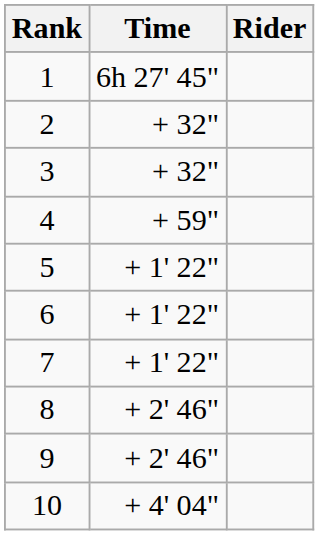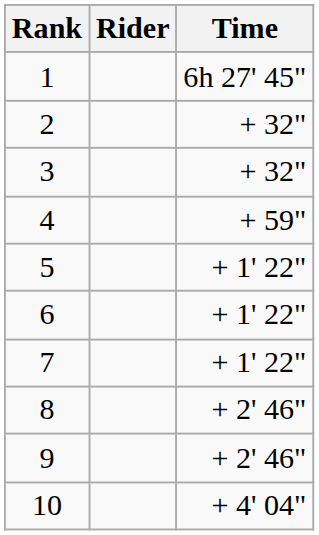columns swapped: (270, 28) <-> (157, 28)
